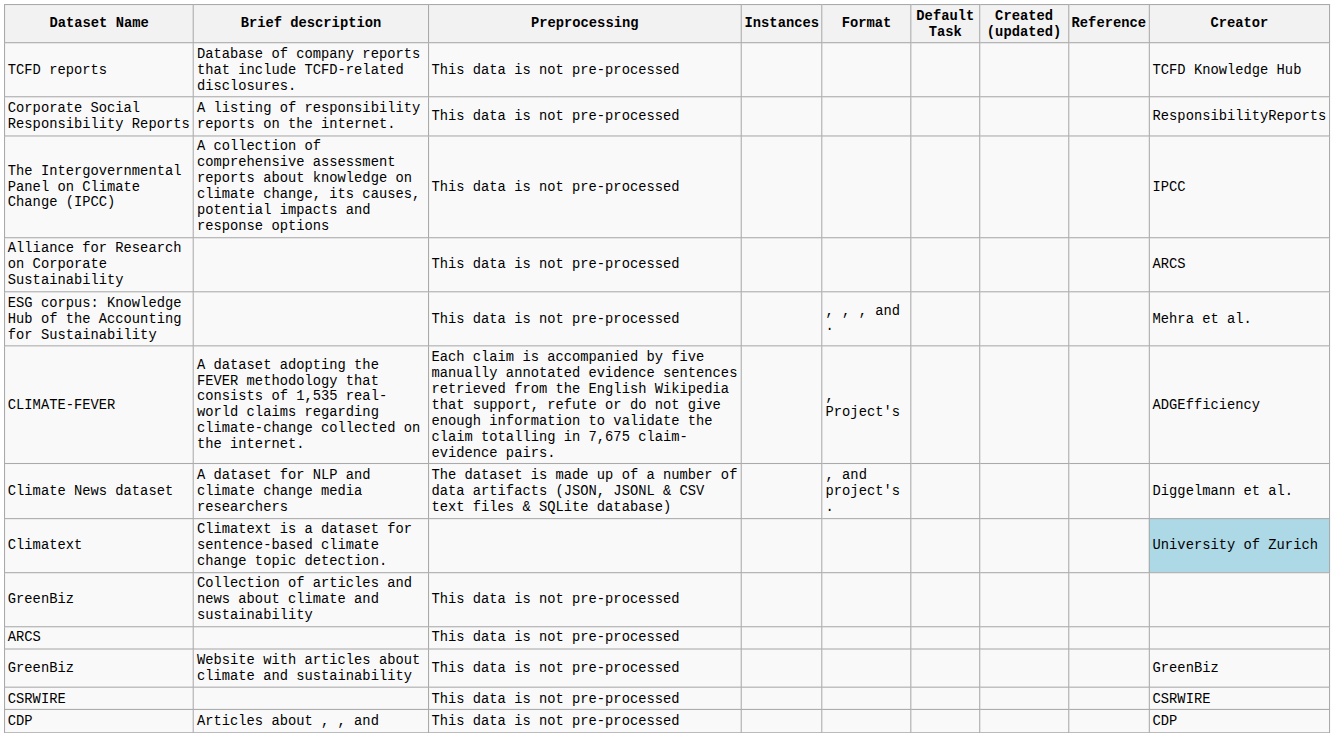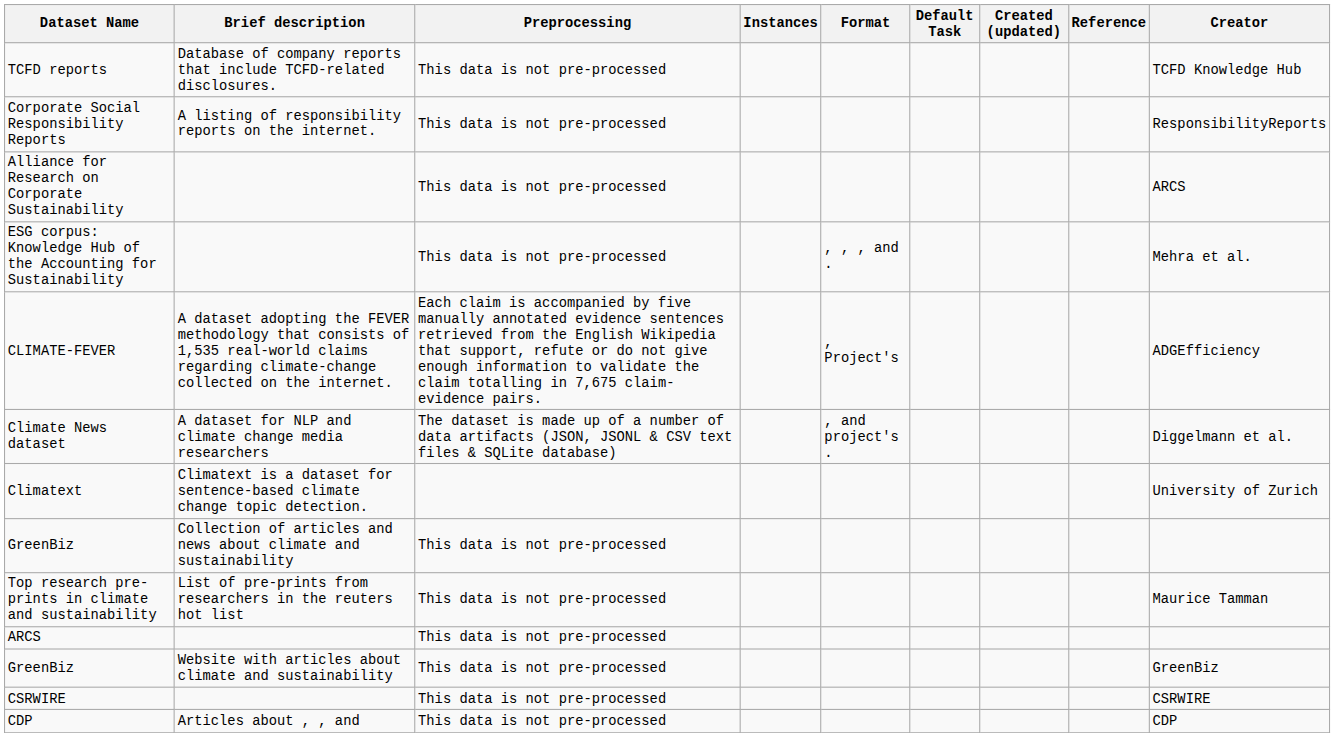- row: (95, 186)
(1235, 545) lightblue background -> (1235, 491) no background
+ row: (82, 599)
